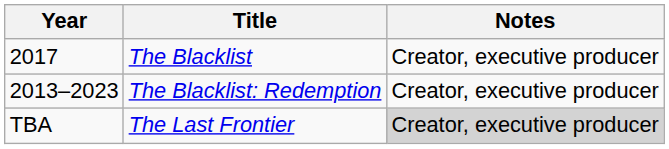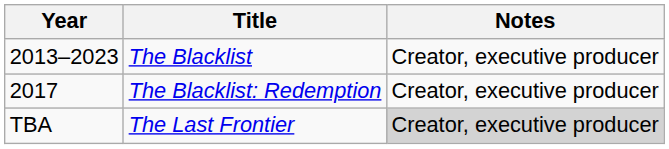(34, 56) 2017 -> (64, 56) 2013–2023
(64, 90) 2013–2023 -> (34, 90) 2017
